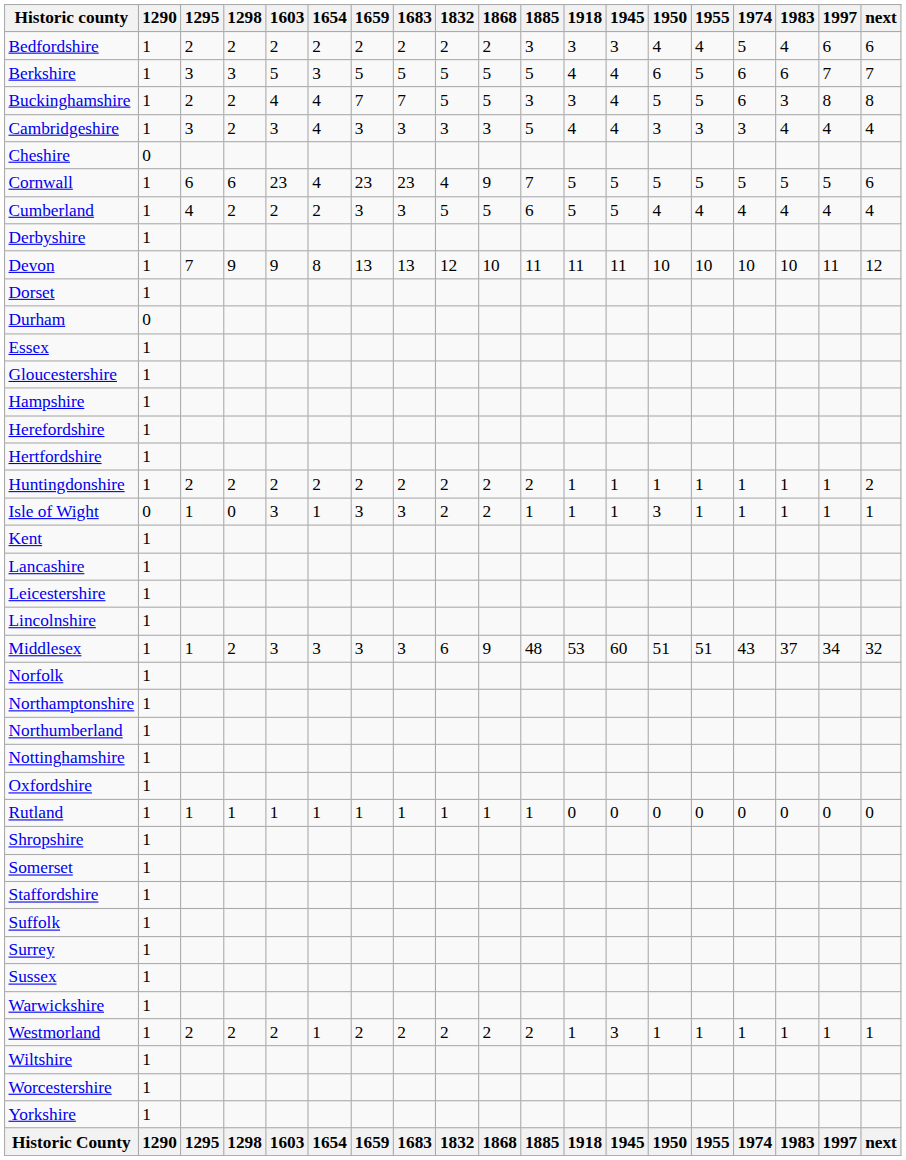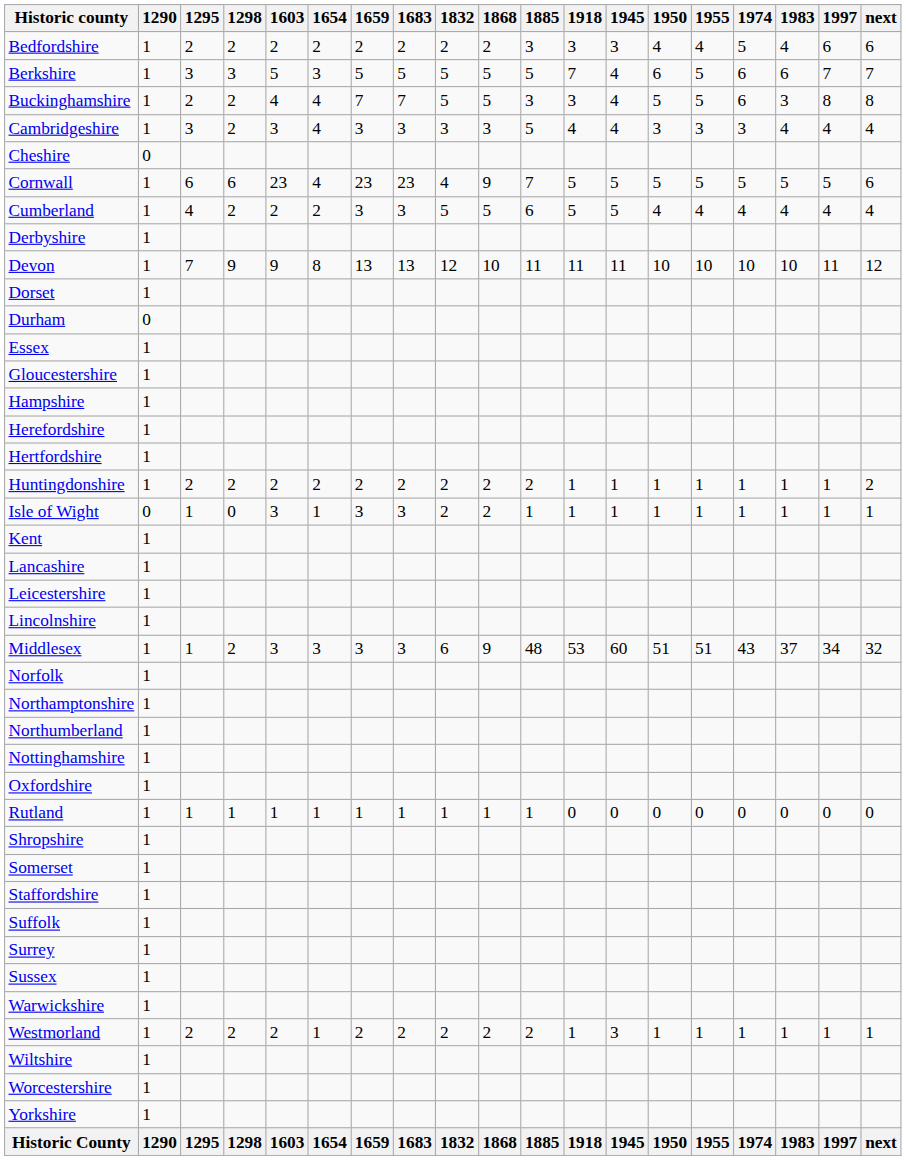(572, 73) 4 -> (572, 73) 7
(657, 511) 3 -> (657, 511) 1
